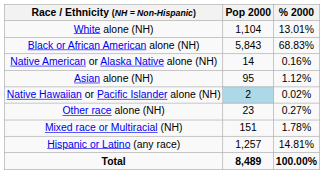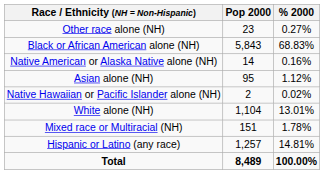rows swapped: (114, 29) <-> (114, 111)
(248, 95) lightblue background -> (248, 95) no background
